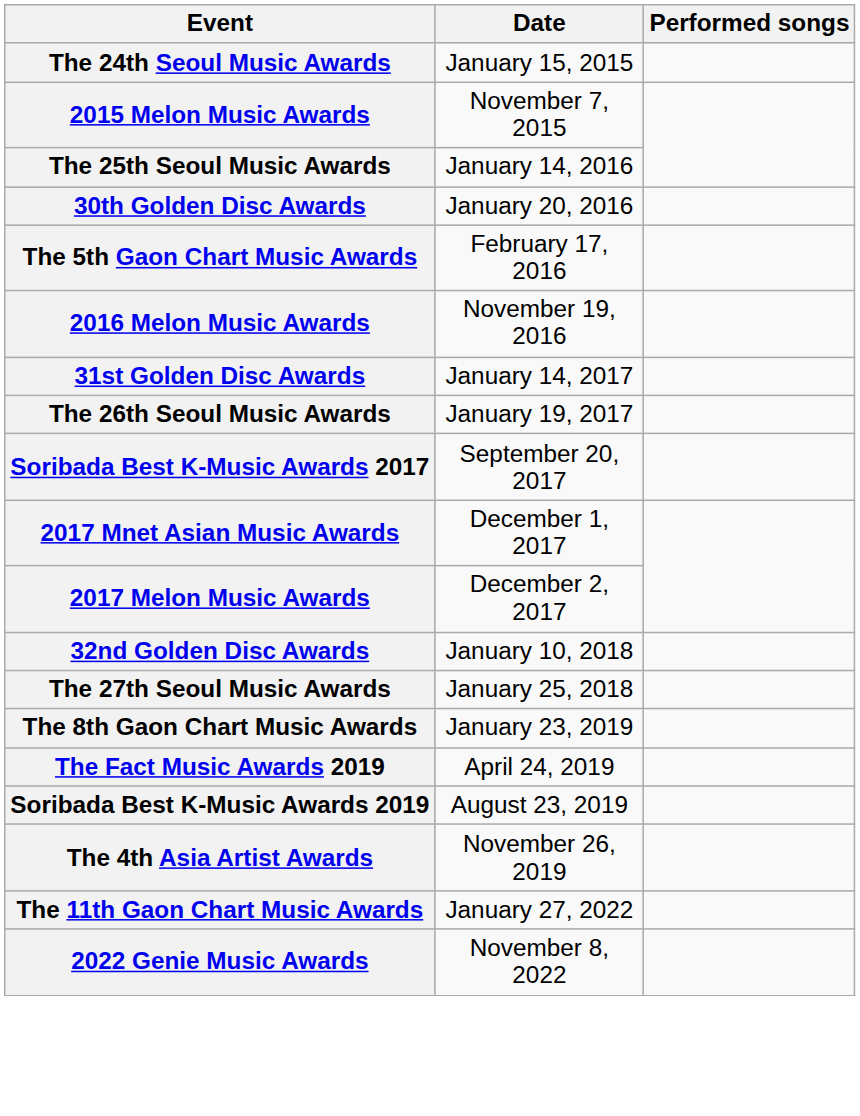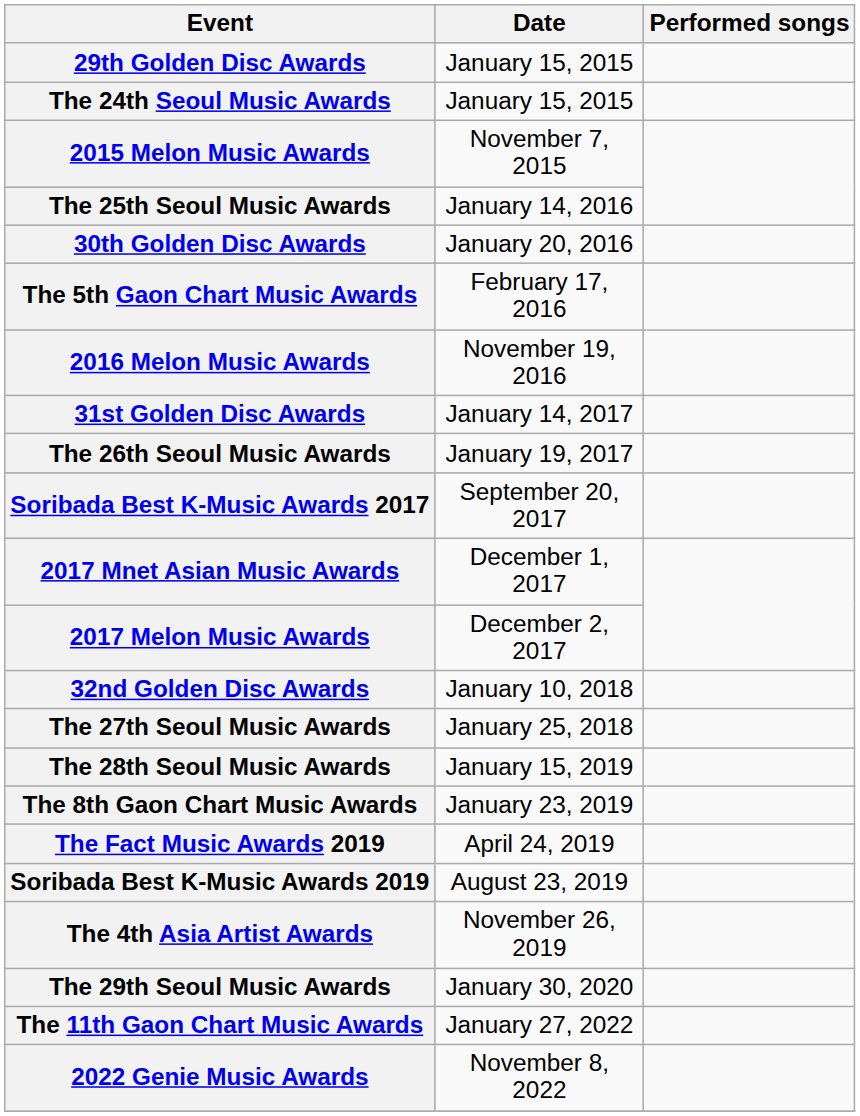+ row: (220, 62)
+ row: (220, 766)
+ row: (220, 986)
